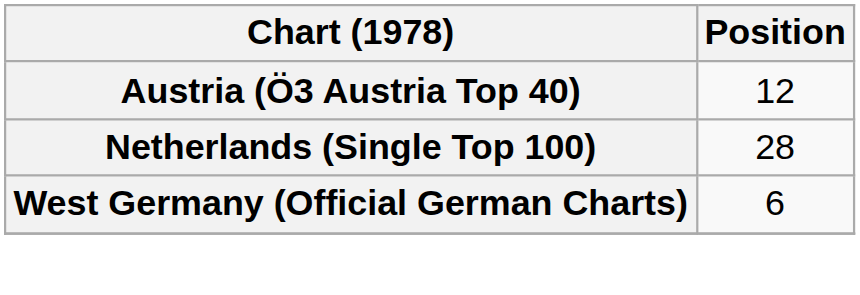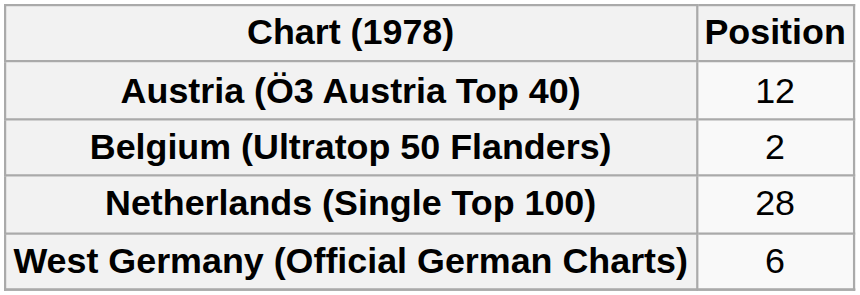+ row: (351, 146)
